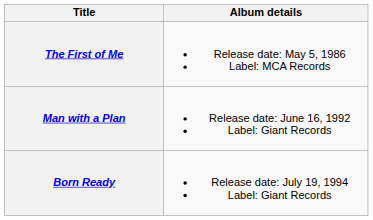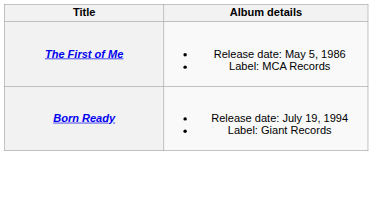- row: (84, 118)
